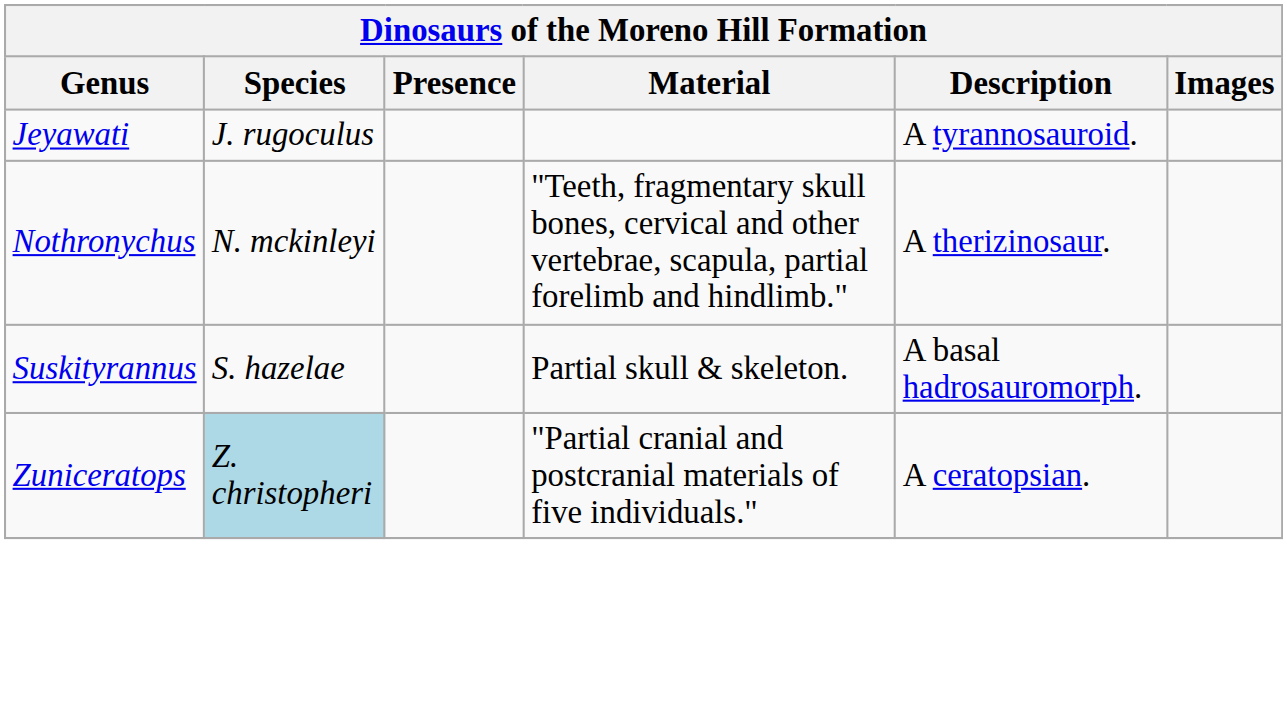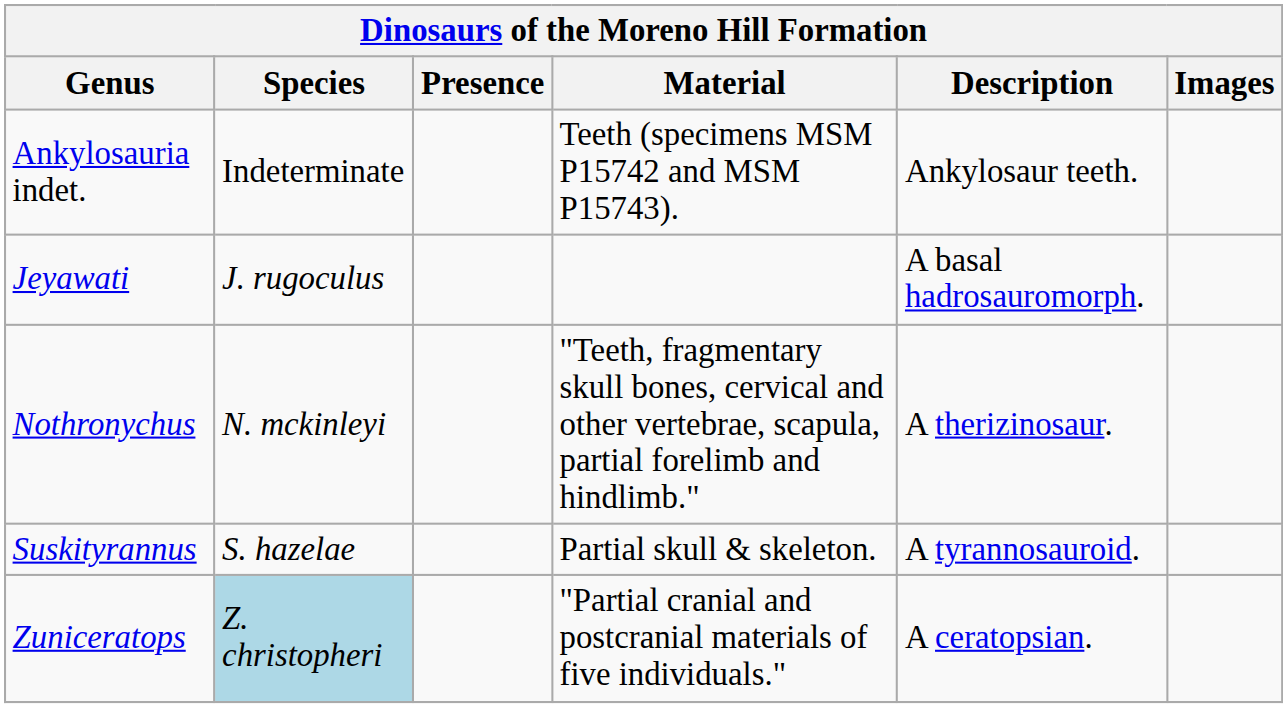+ row: (101, 171)
(1020, 134) A tyrannosauroid. -> (1025, 278) A basal hadrosauromorph.
(1022, 367) A basal hadrosauromorph. -> (1022, 548) A tyrannosauroid.
